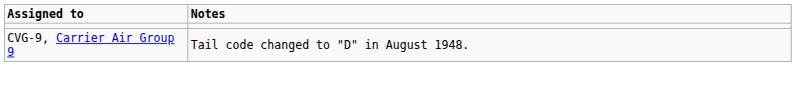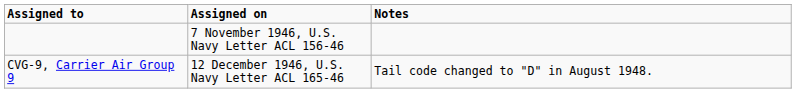+ column: (229, 14)
